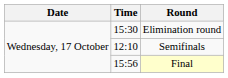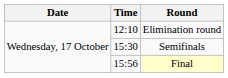(126, 30) 15:30 -> (126, 30) 12:10
(126, 47) 12:10 -> (126, 47) 15:30
